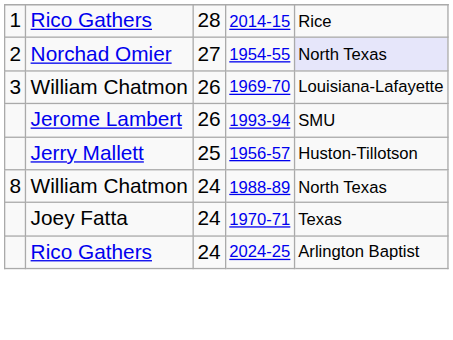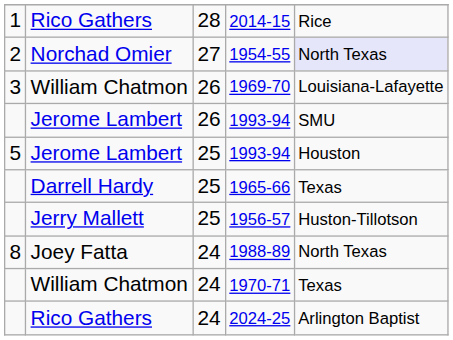+ row: (15, 152)
+ row: (15, 186)
(109, 185) William Chatmon -> (79, 251) Joey Fatta
(79, 218) Joey Fatta -> (109, 284) William Chatmon
